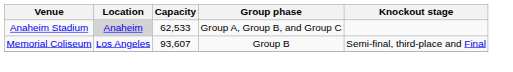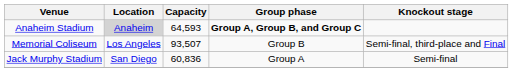(175, 28) 62,533 -> (186, 28) 64,593
(271, 28) normal -> (286, 28) bold
(175, 43) 93,607 -> (186, 43) 93,507
+ row: (54, 59)
